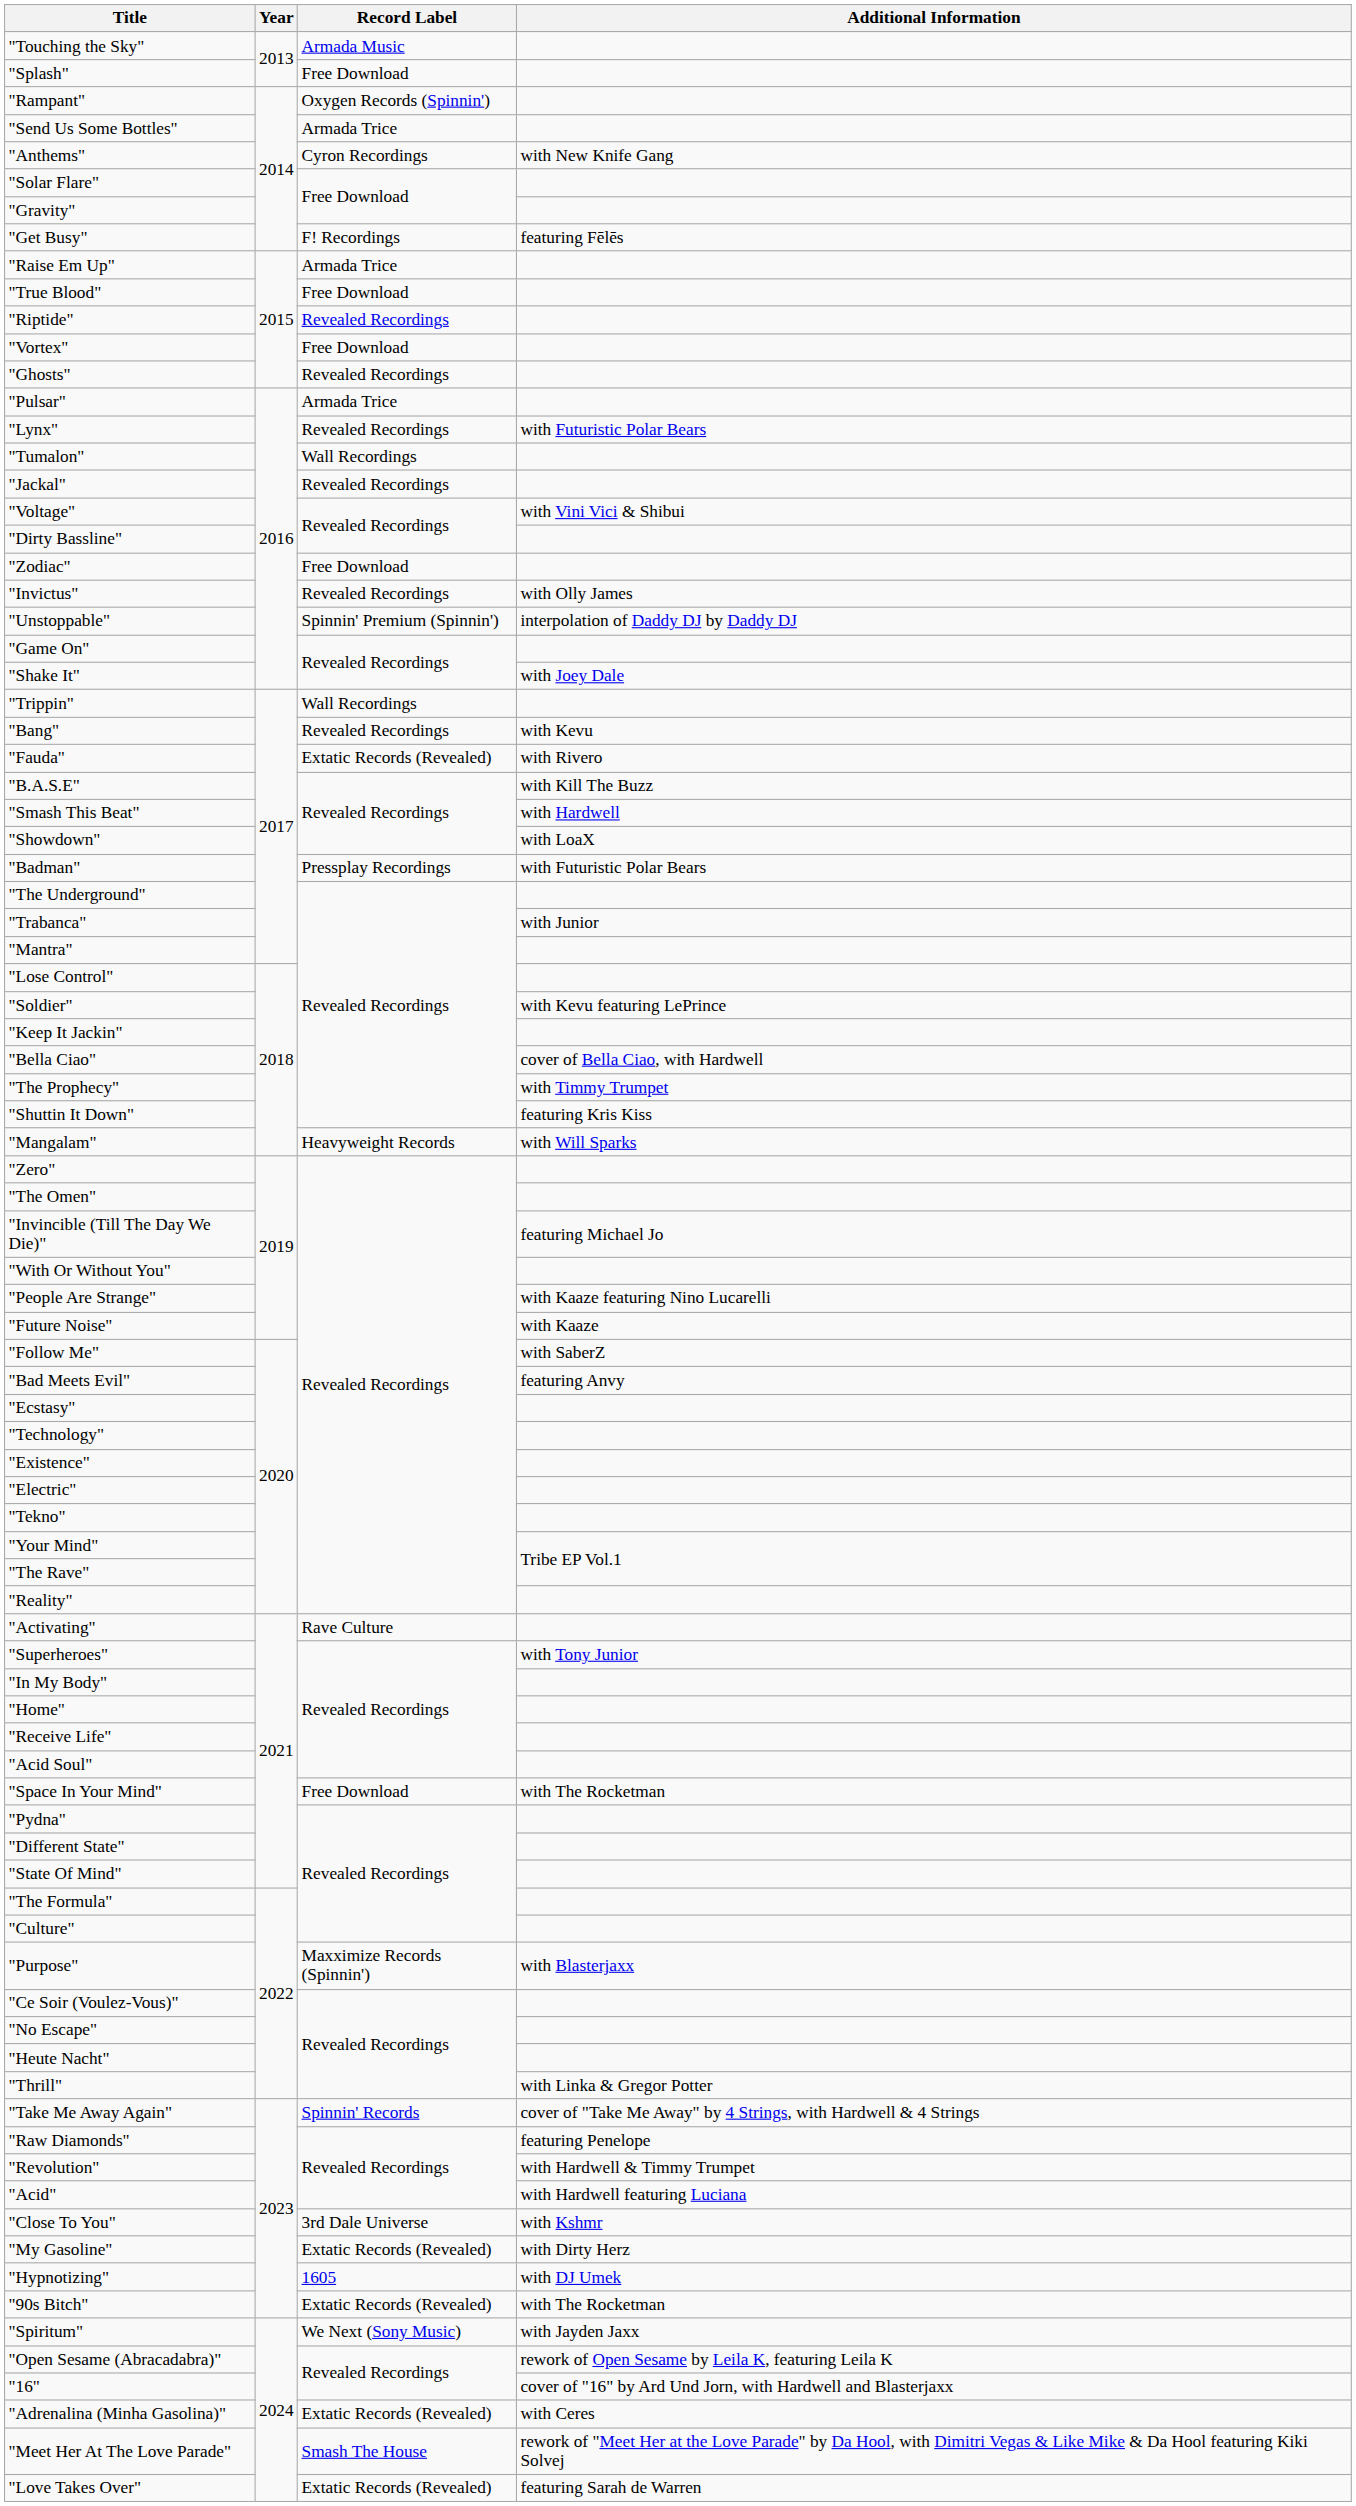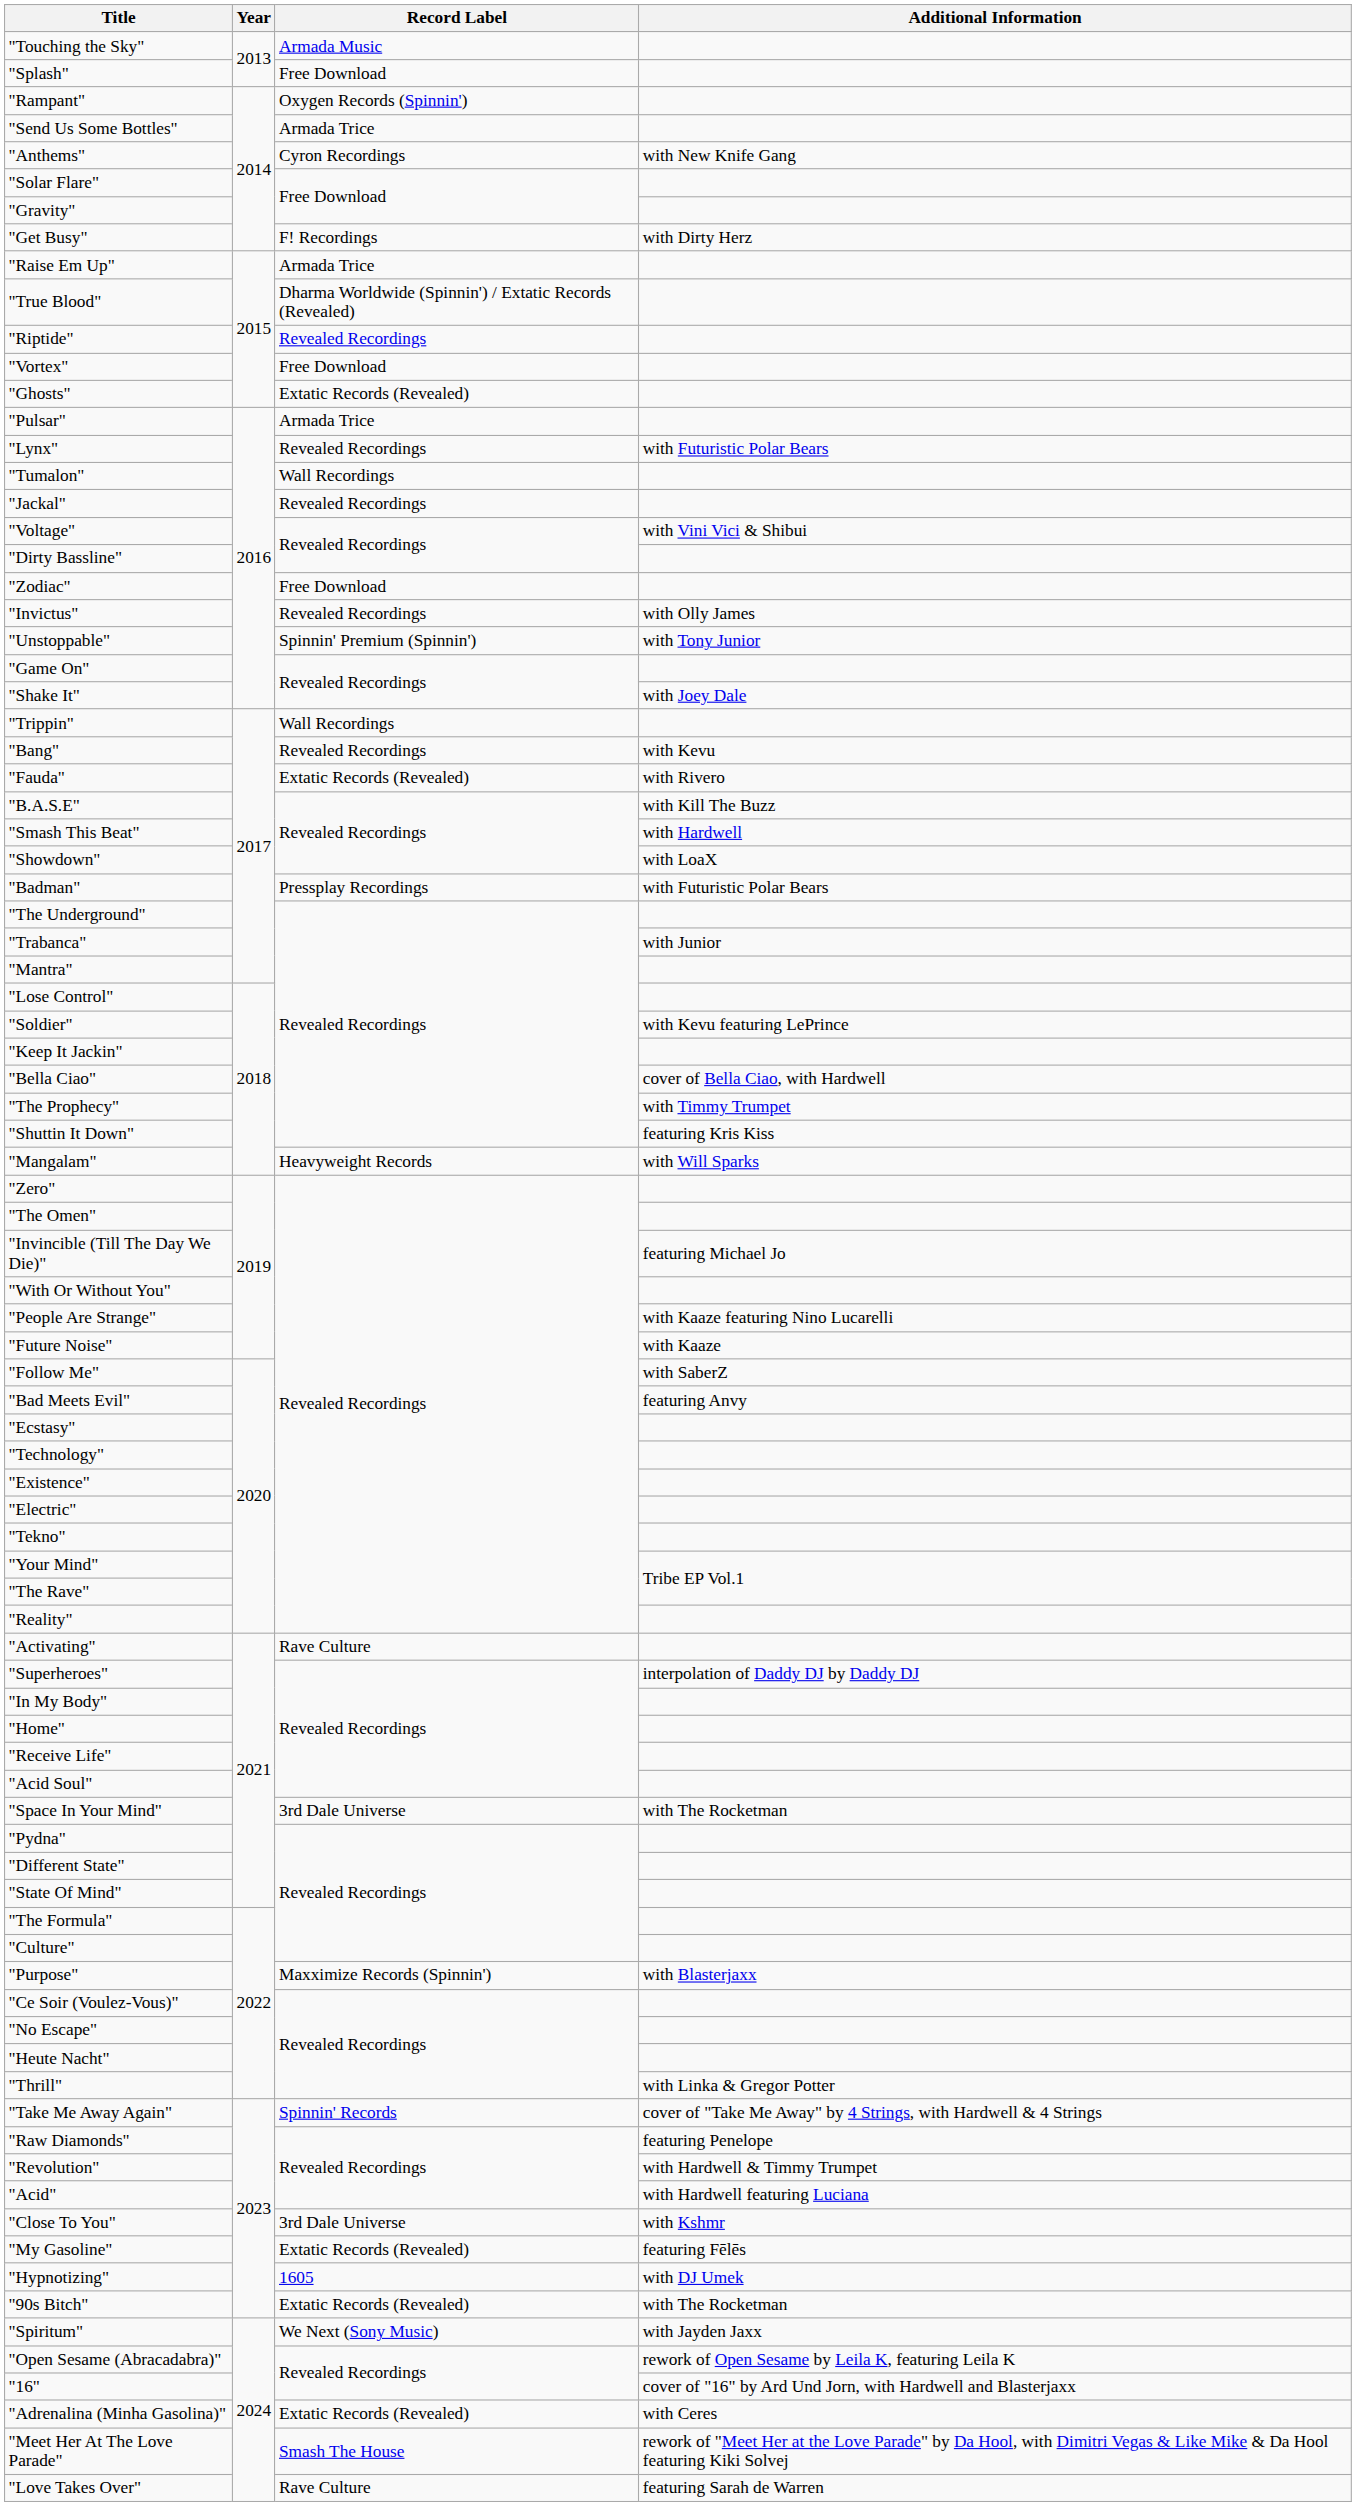(572, 237) featuring Fēlēs -> (697, 237) with Dirty Herz
(355, 292) Free Download -> (445, 301) Dharma Worldwide (Spinnin') / Extatic Records (Revealed)
(375, 374) Revealed Recordings -> (374, 393) Extatic Records (Revealed)
(659, 621) interpolation of Daddy DJ by Daddy DJ -> (702, 640) with Tony Junior
(579, 1654) with Tony Junior -> (781, 1673) interpolation of Daddy DJ by Daddy DJ
(355, 1791) Free Download -> (342, 1811) 3rd Dale Universe
(575, 2249) with Dirty Herz -> (694, 2249) featuring Fēlēs
(397, 2488) Extatic Records (Revealed) -> (325, 2488) Rave Culture
